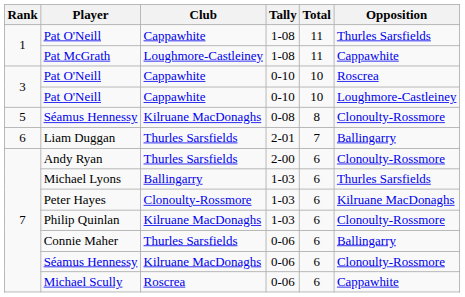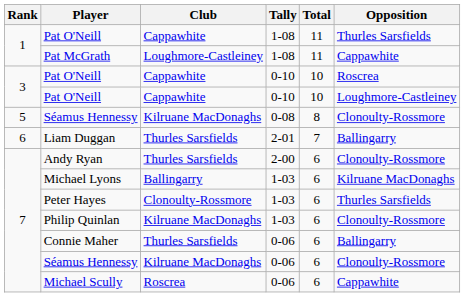(384, 179) Thurles Sarsfields -> (396, 179) Kilruane MacDonaghs
(396, 199) Kilruane MacDonaghs -> (384, 199) Thurles Sarsfields
